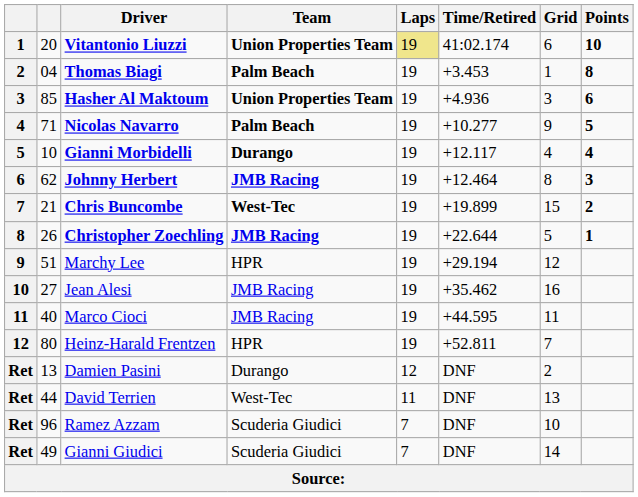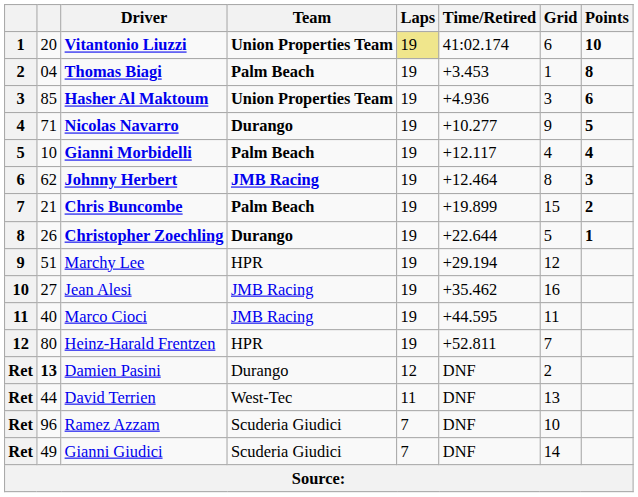(273, 126) Palm Beach -> (262, 126) Durango
(262, 153) Durango -> (273, 153) Palm Beach
(263, 207) West-Tec -> (273, 207) Palm Beach
(275, 234) JMB Racing -> (262, 234) Durango
(49, 370) normal -> (49, 370) bold
